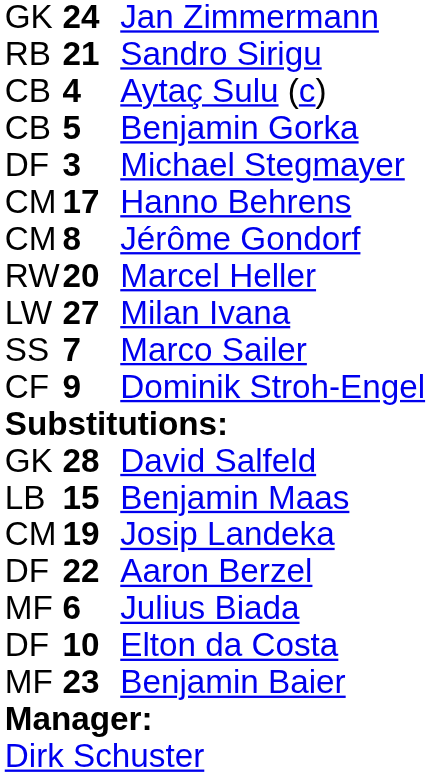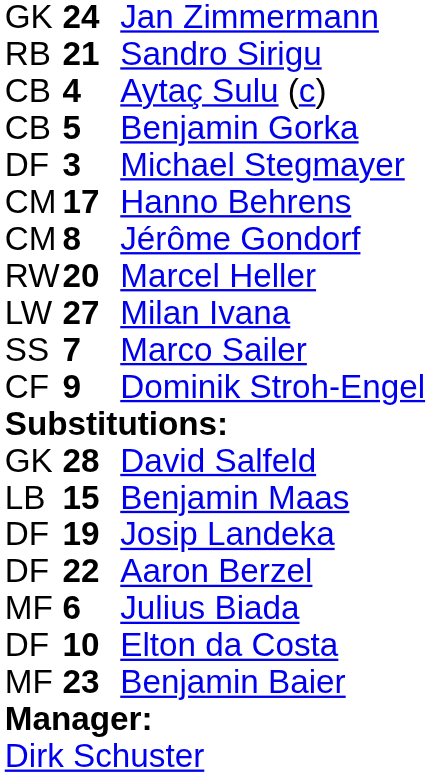(31, 534) CM -> (27, 534) DF
